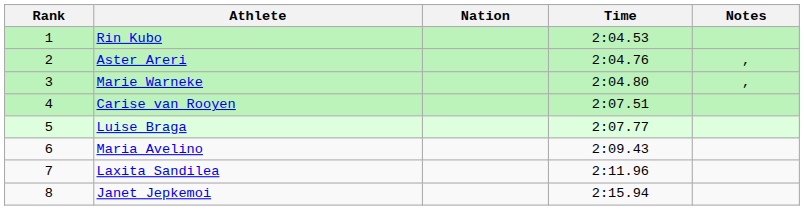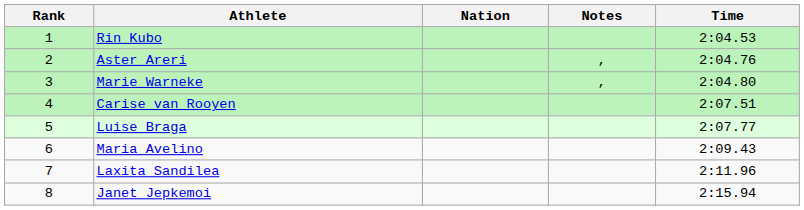columns swapped: (620, 16) <-> (746, 16)
